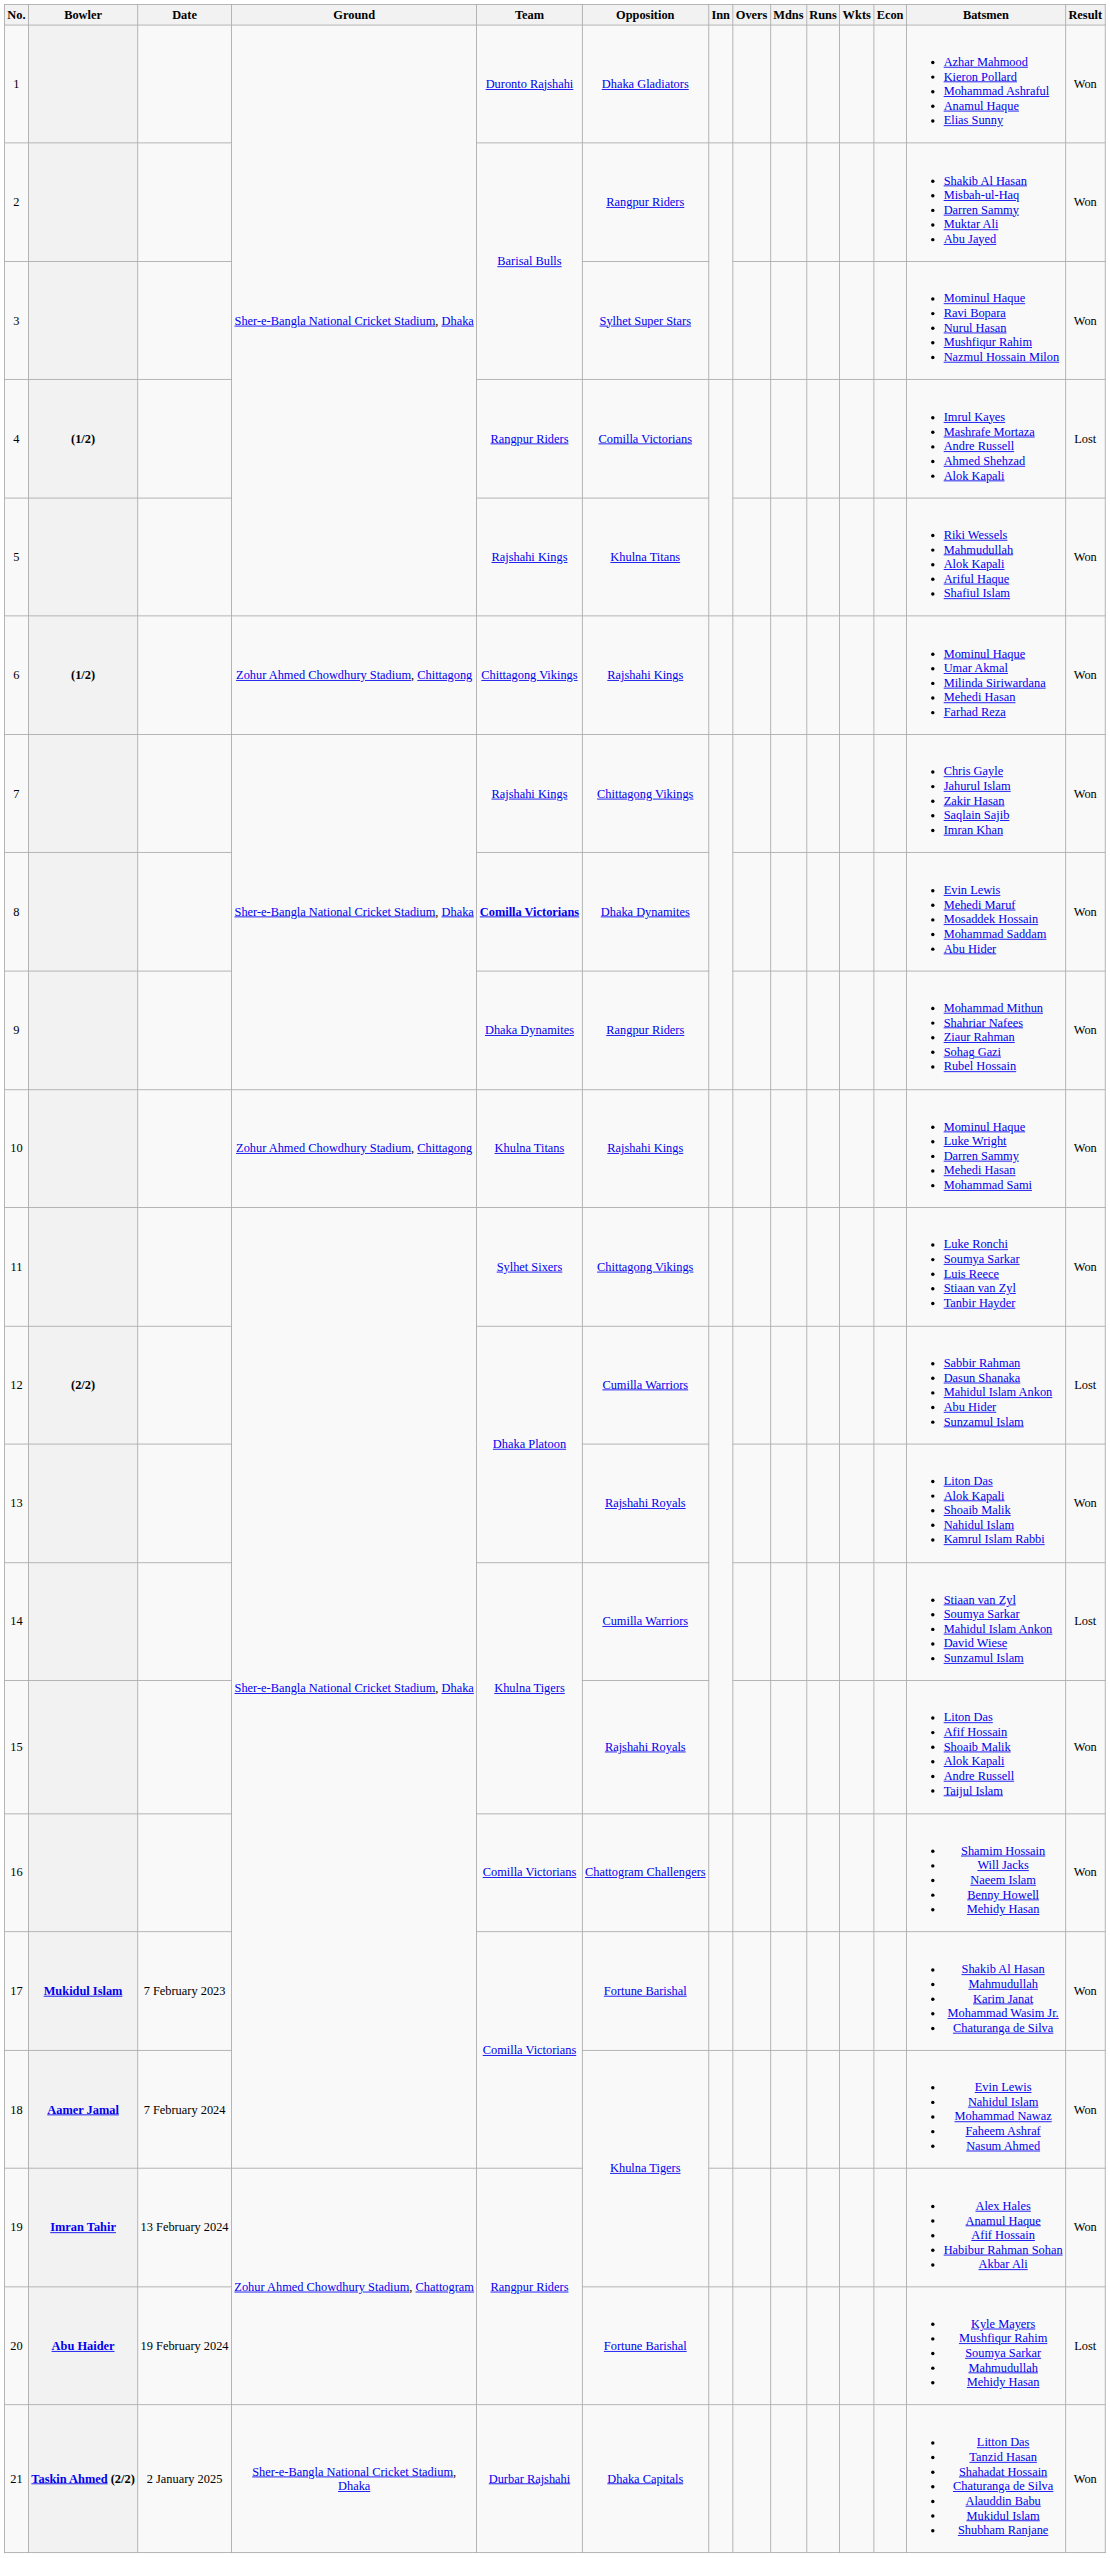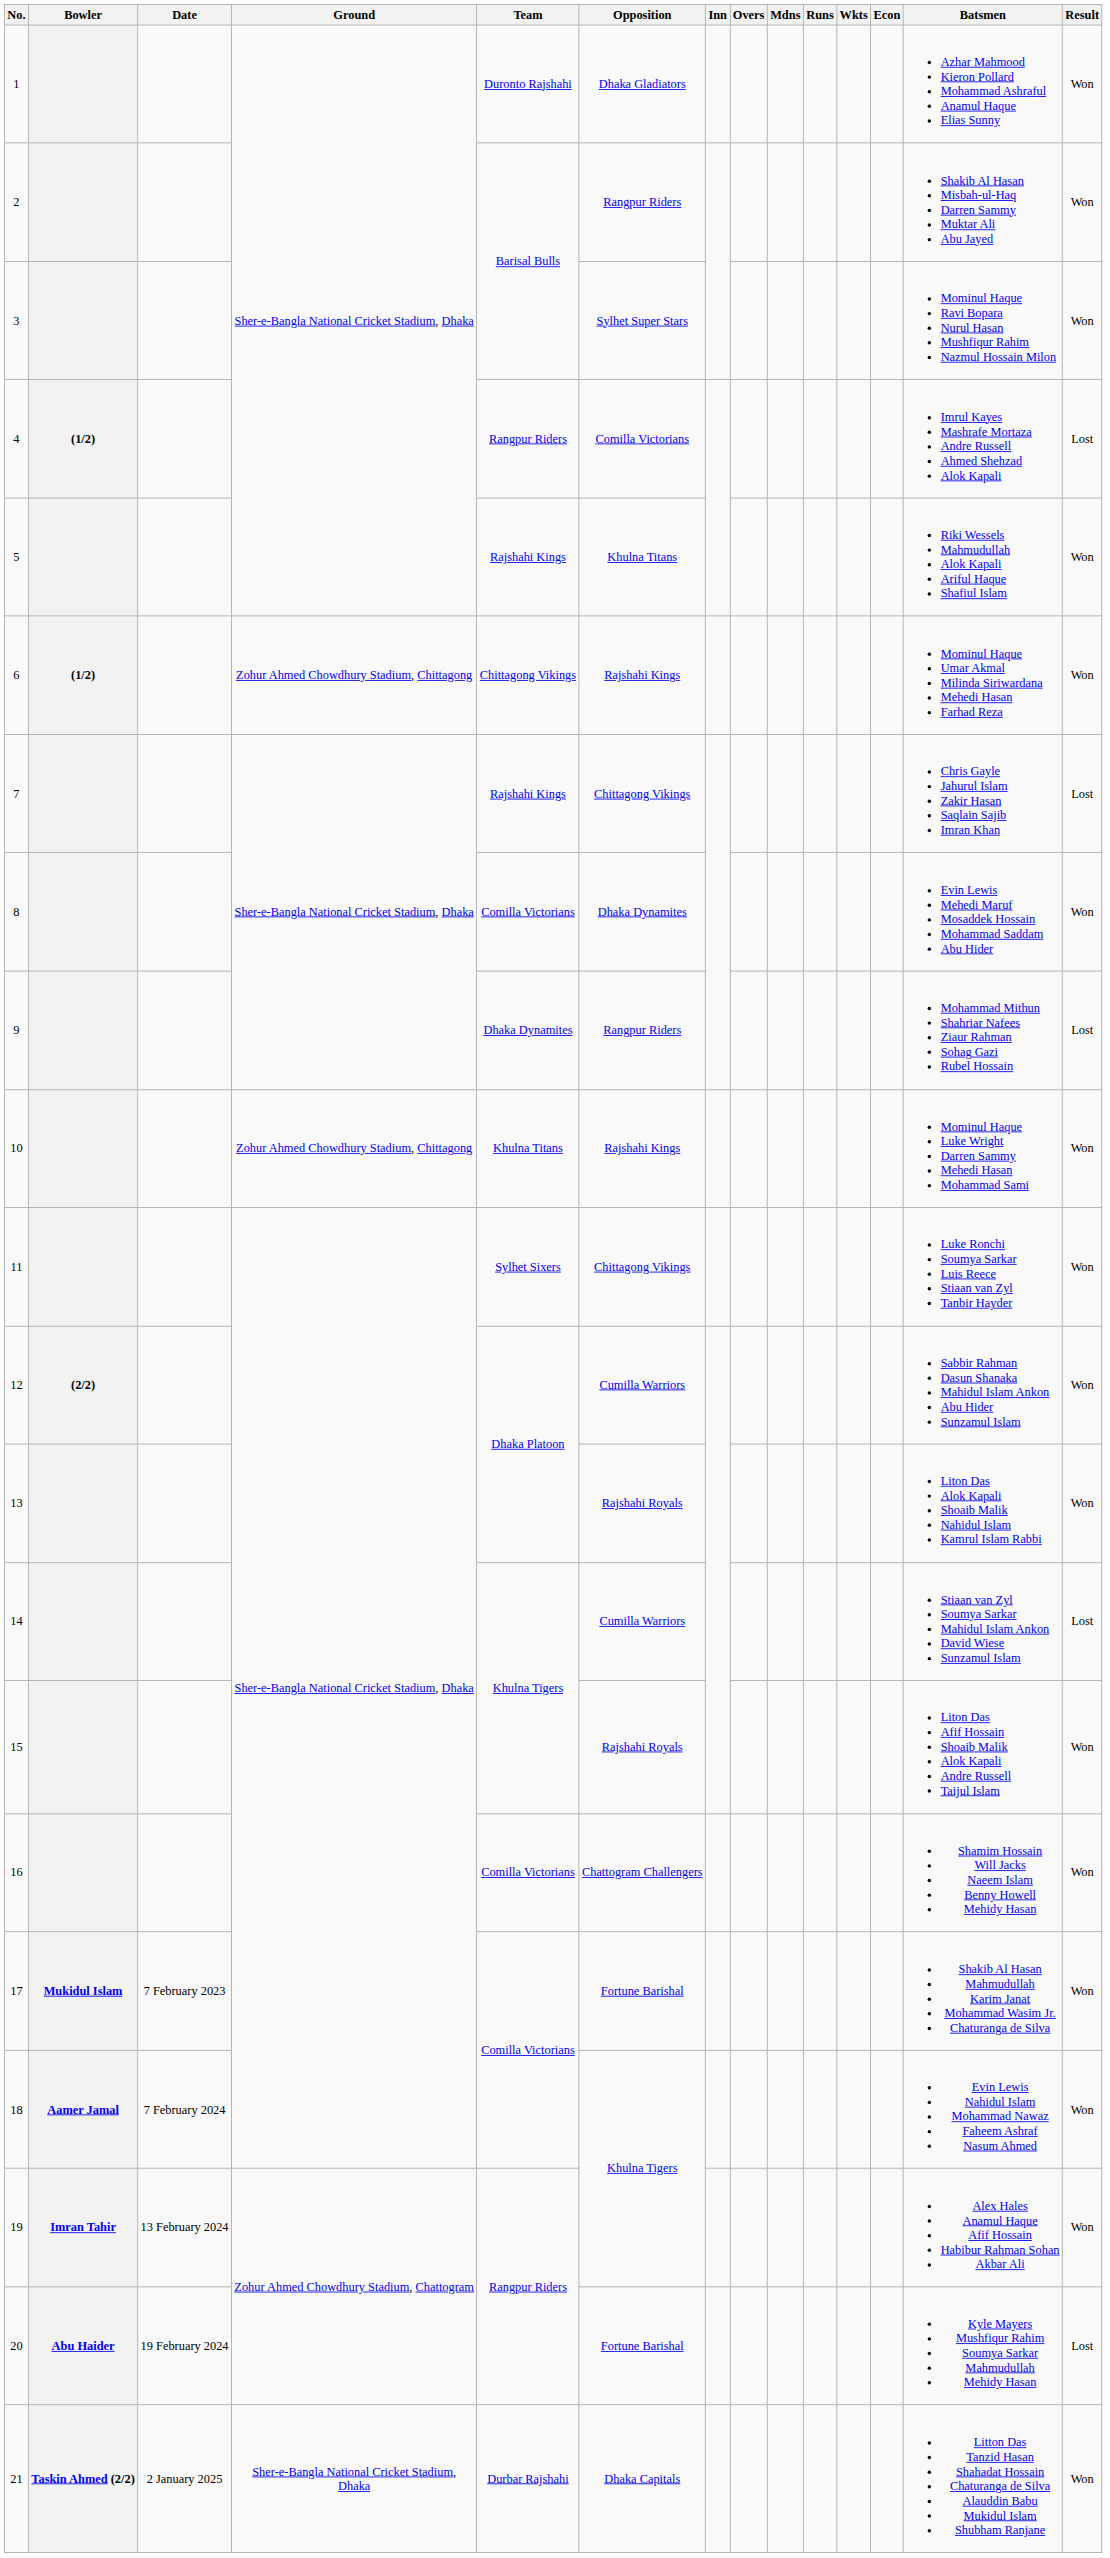(1085, 794) Won -> (1082, 794) Lost
(529, 912) bold -> (528, 912) normal
(1085, 1030) Won -> (1082, 1030) Lost
(1085, 1385) Lost -> (1082, 1385) Won
